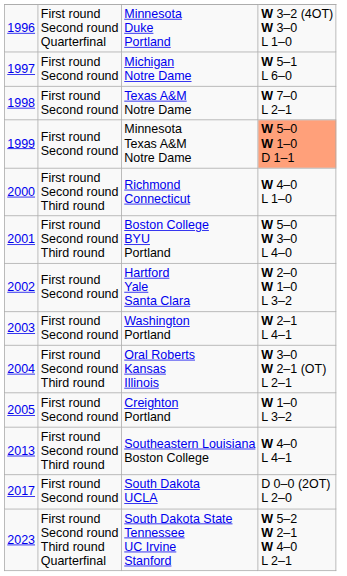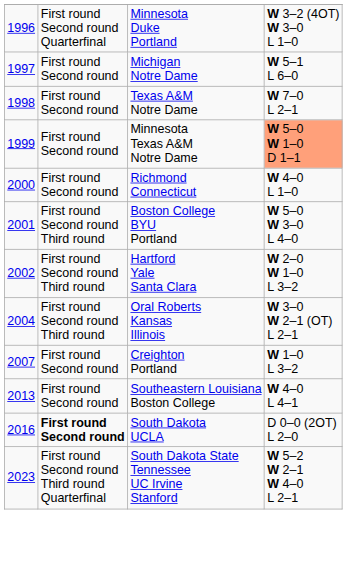(80, 191) First round Second round Third round -> (80, 184) First round Second round
(80, 287) First round Second round -> (80, 273) First round Second round Third round
- row: (157, 328)
(21, 410) 2005 -> (21, 362) 2007
(80, 451) First round Second round Third round -> (80, 396) First round Second round
(21, 491) 2017 -> (21, 429) 2016
(80, 491) normal -> (83, 429) bold
